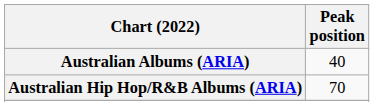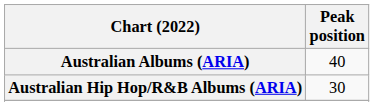(337, 87) 70 -> (337, 87) 30
